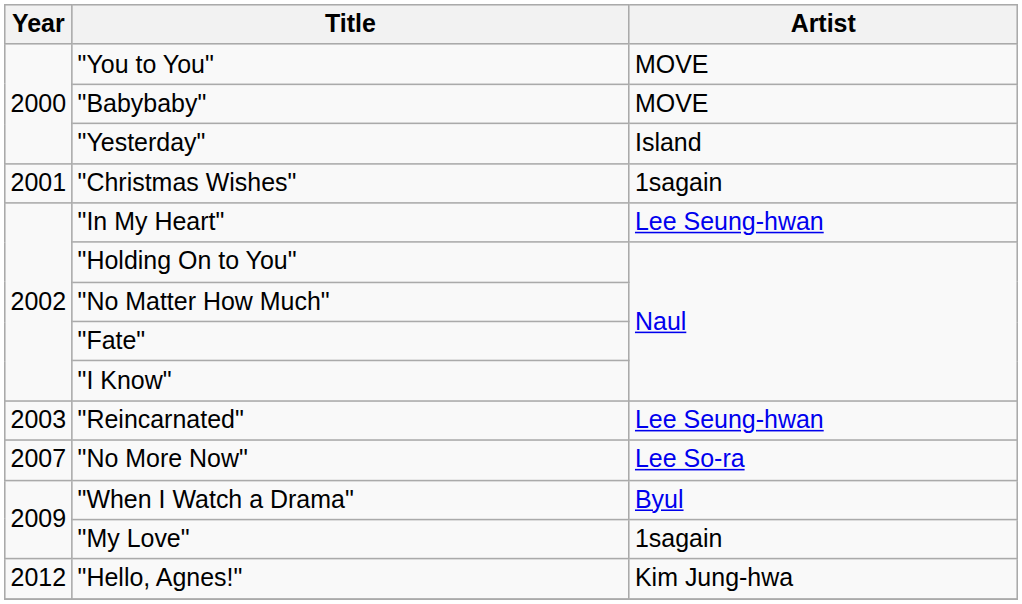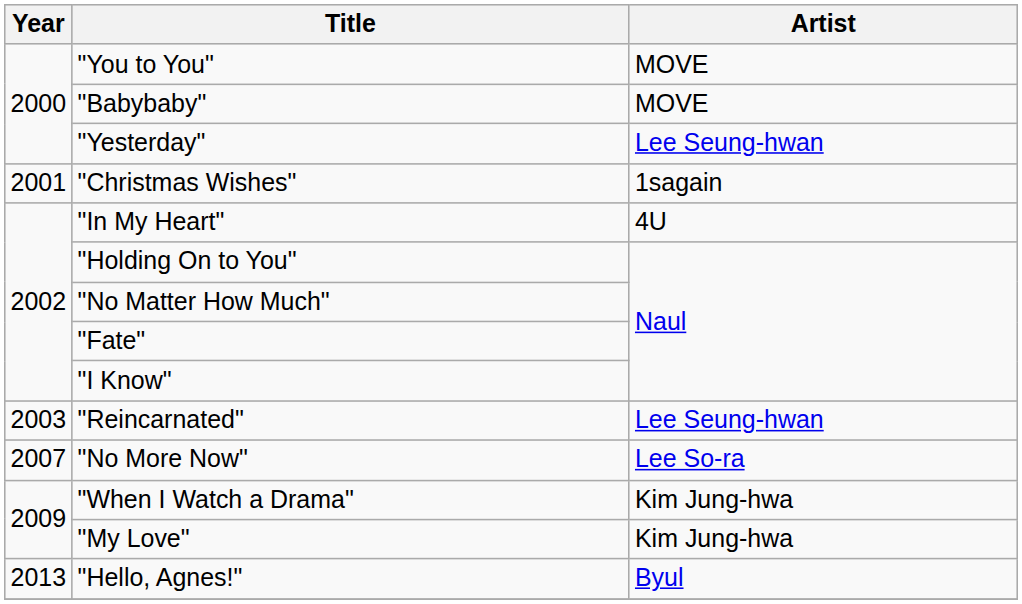(668, 143) Island -> (729, 143) Lee Seung-hwan
(729, 222) Lee Seung-hwan -> (651, 222) 4U
(659, 499) Byul -> (714, 499) Kim Jung-hwa
(679, 538) 1sagain -> (714, 538) Kim Jung-hwa
(38, 578) 2012 -> (38, 578) 2013
(714, 578) Kim Jung-hwa -> (659, 578) Byul
